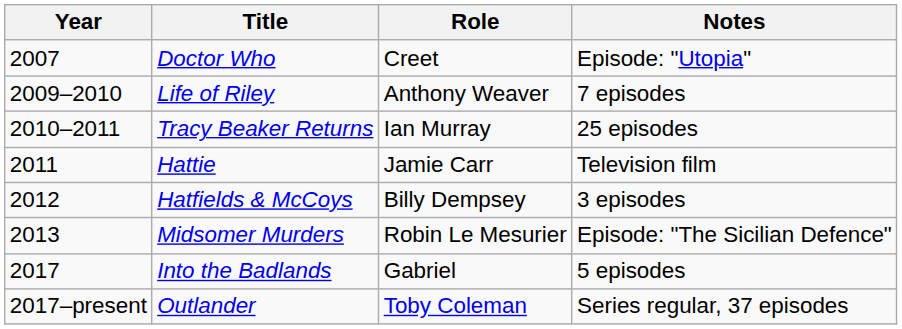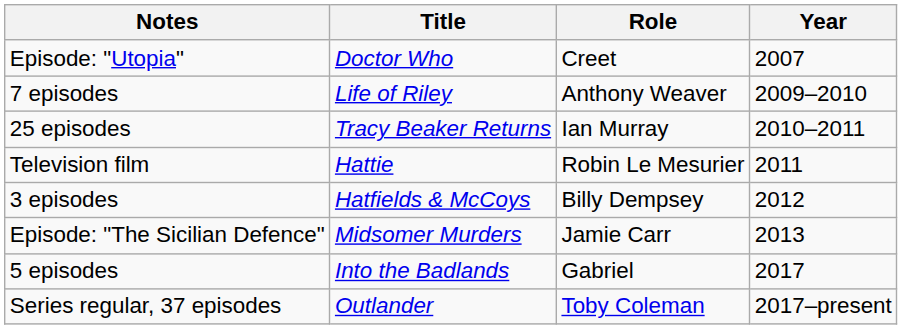columns swapped: (78, 22) <-> (734, 22)
(438, 164) Jamie Carr -> (653, 164) Robin Le Mesurier
(475, 235) Robin Le Mesurier -> (616, 235) Jamie Carr
